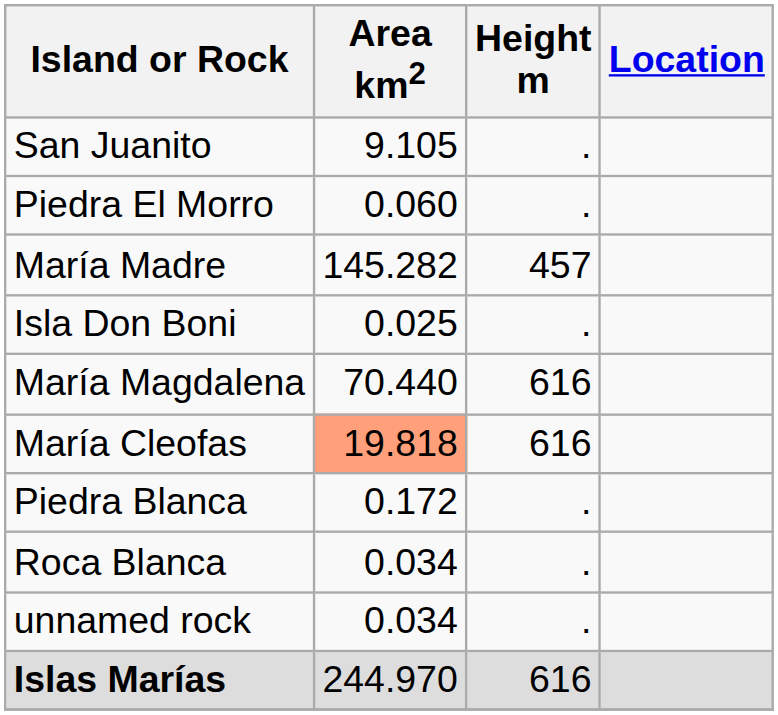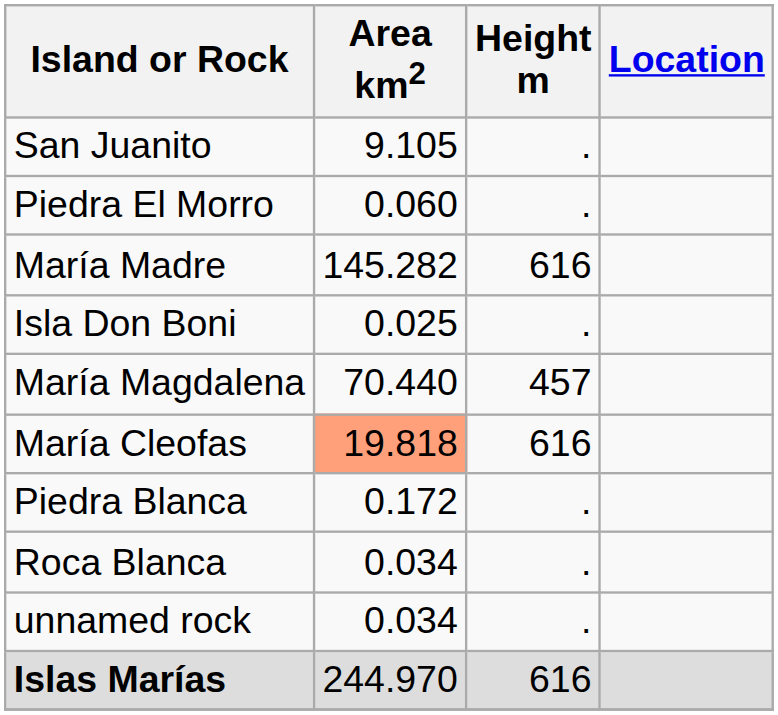(560, 264) 457 -> (560, 264) 616
(560, 383) 616 -> (560, 383) 457
